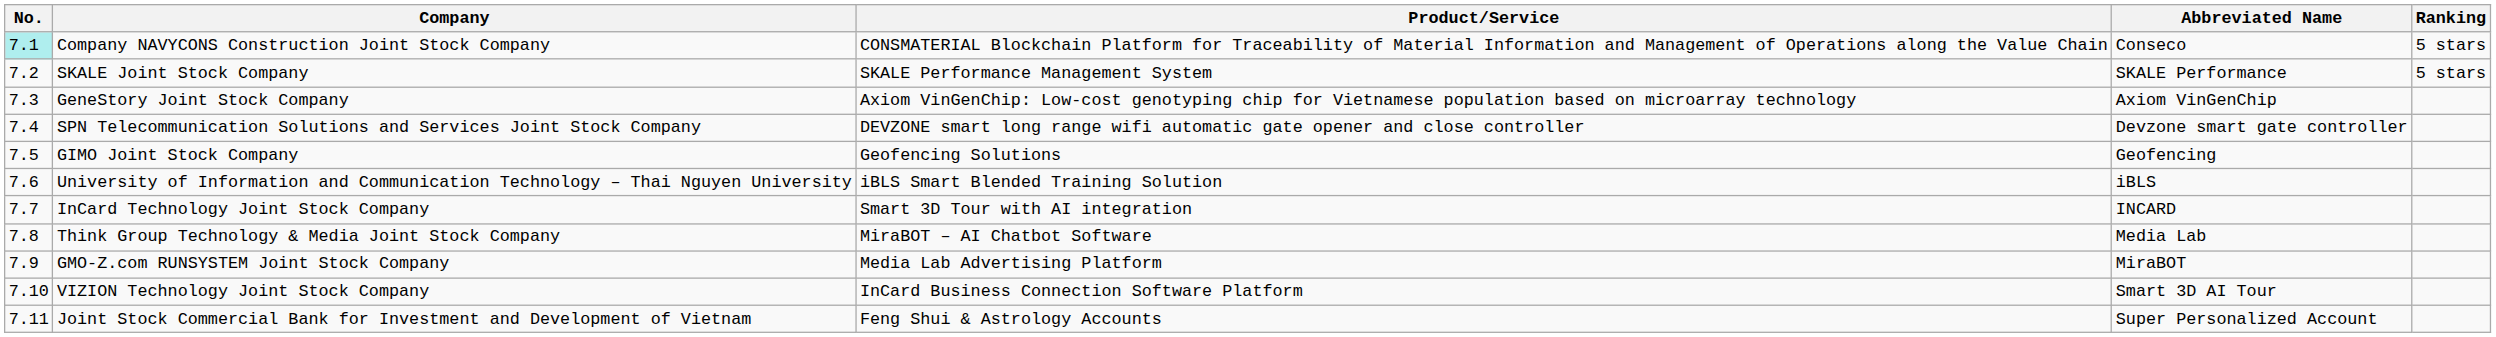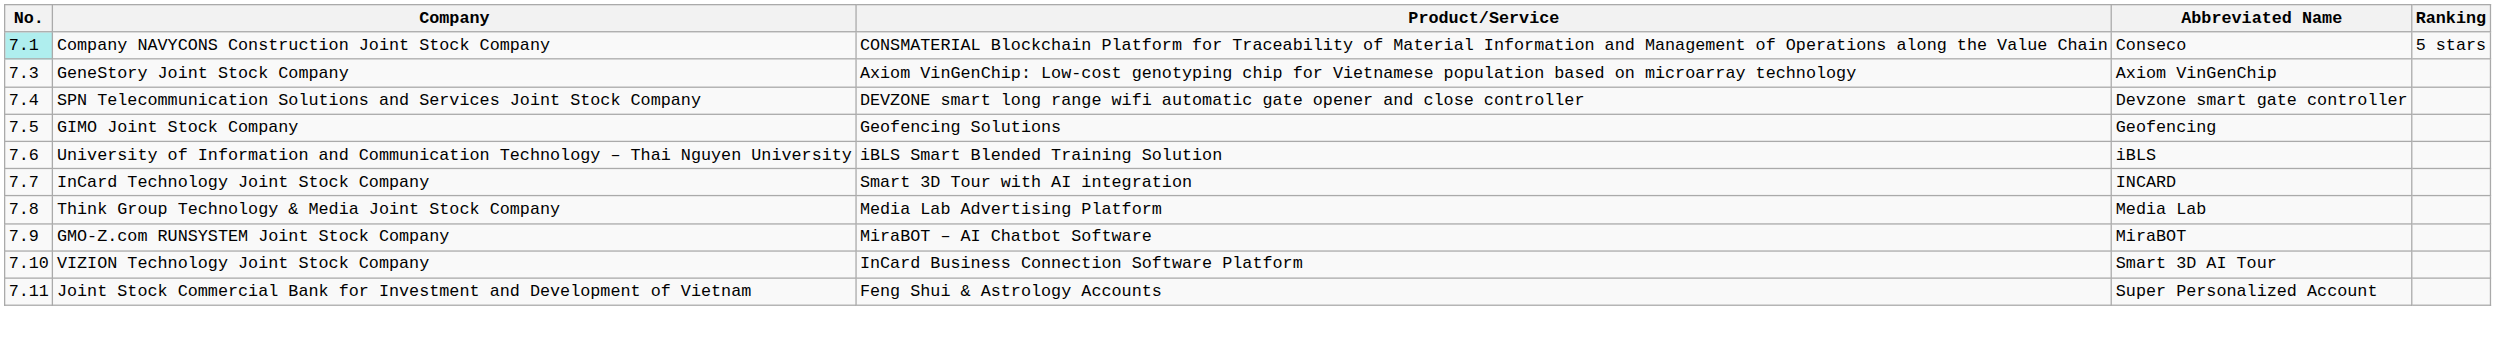- row: (183, 73)
(1006, 237) MiraBOT – AI Chatbot Software -> (1011, 210) Media Lab Advertising Platform
(1011, 264) Media Lab Advertising Platform -> (1006, 237) MiraBOT – AI Chatbot Software
